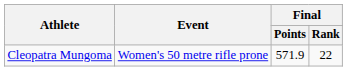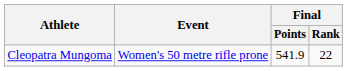(290, 56) 571.9 -> (290, 56) 541.9
